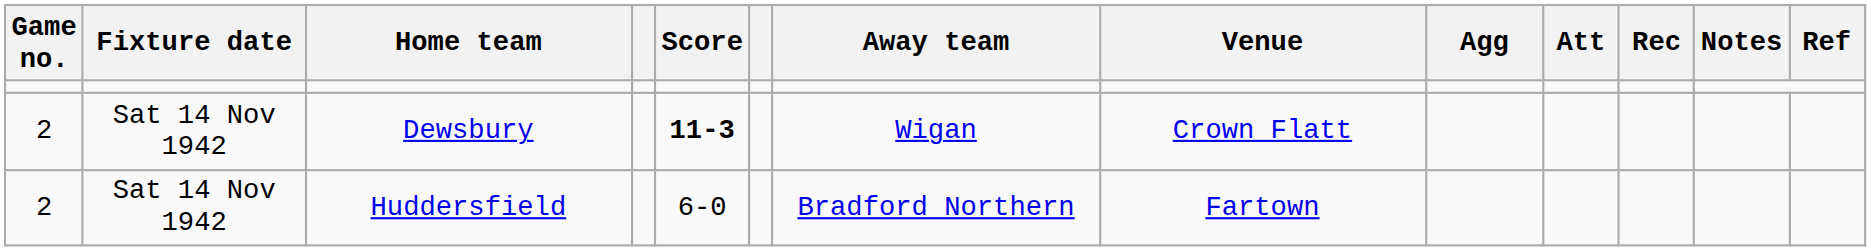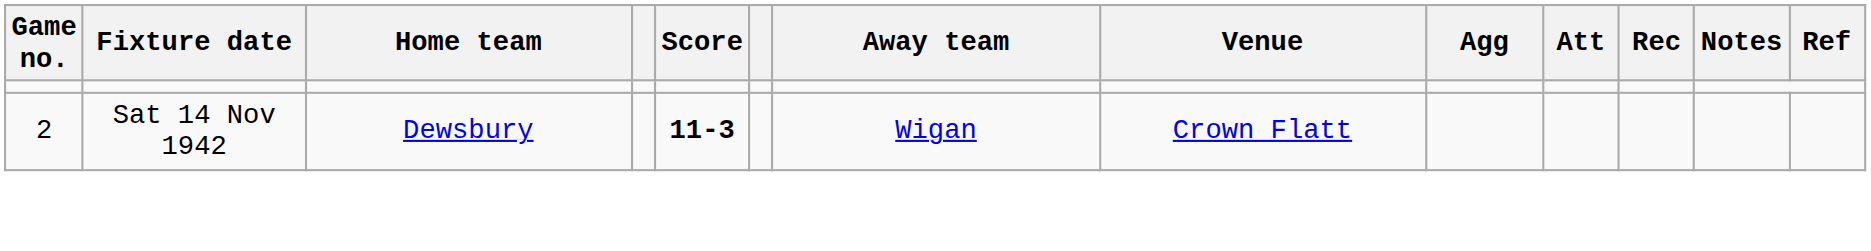- row: (468, 207)
